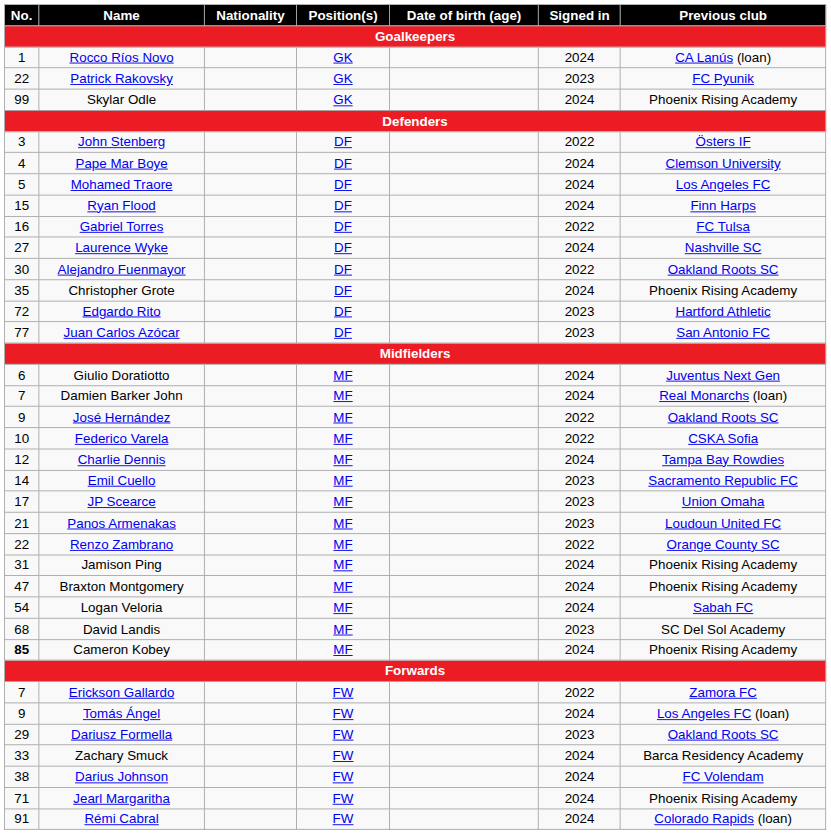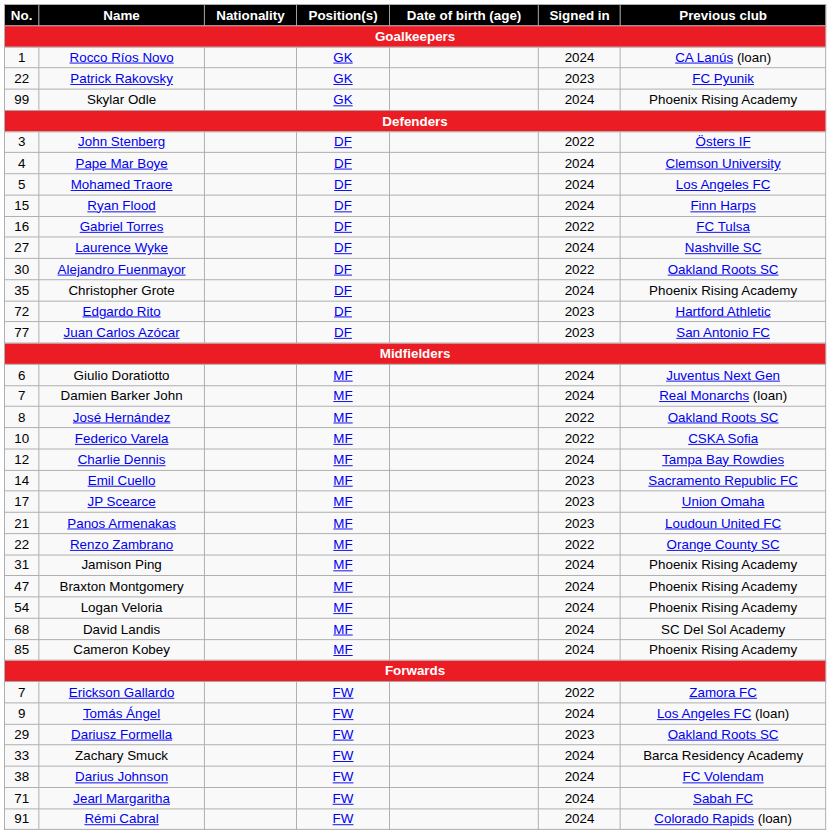(22, 417) 9 -> (22, 417) 8
(723, 608) Sabah FC -> (723, 608) Phoenix Rising Academy
(580, 629) 2023 -> (580, 629) 2024
(22, 650) bold -> (22, 650) normal
(723, 798) Phoenix Rising Academy -> (723, 798) Sabah FC
